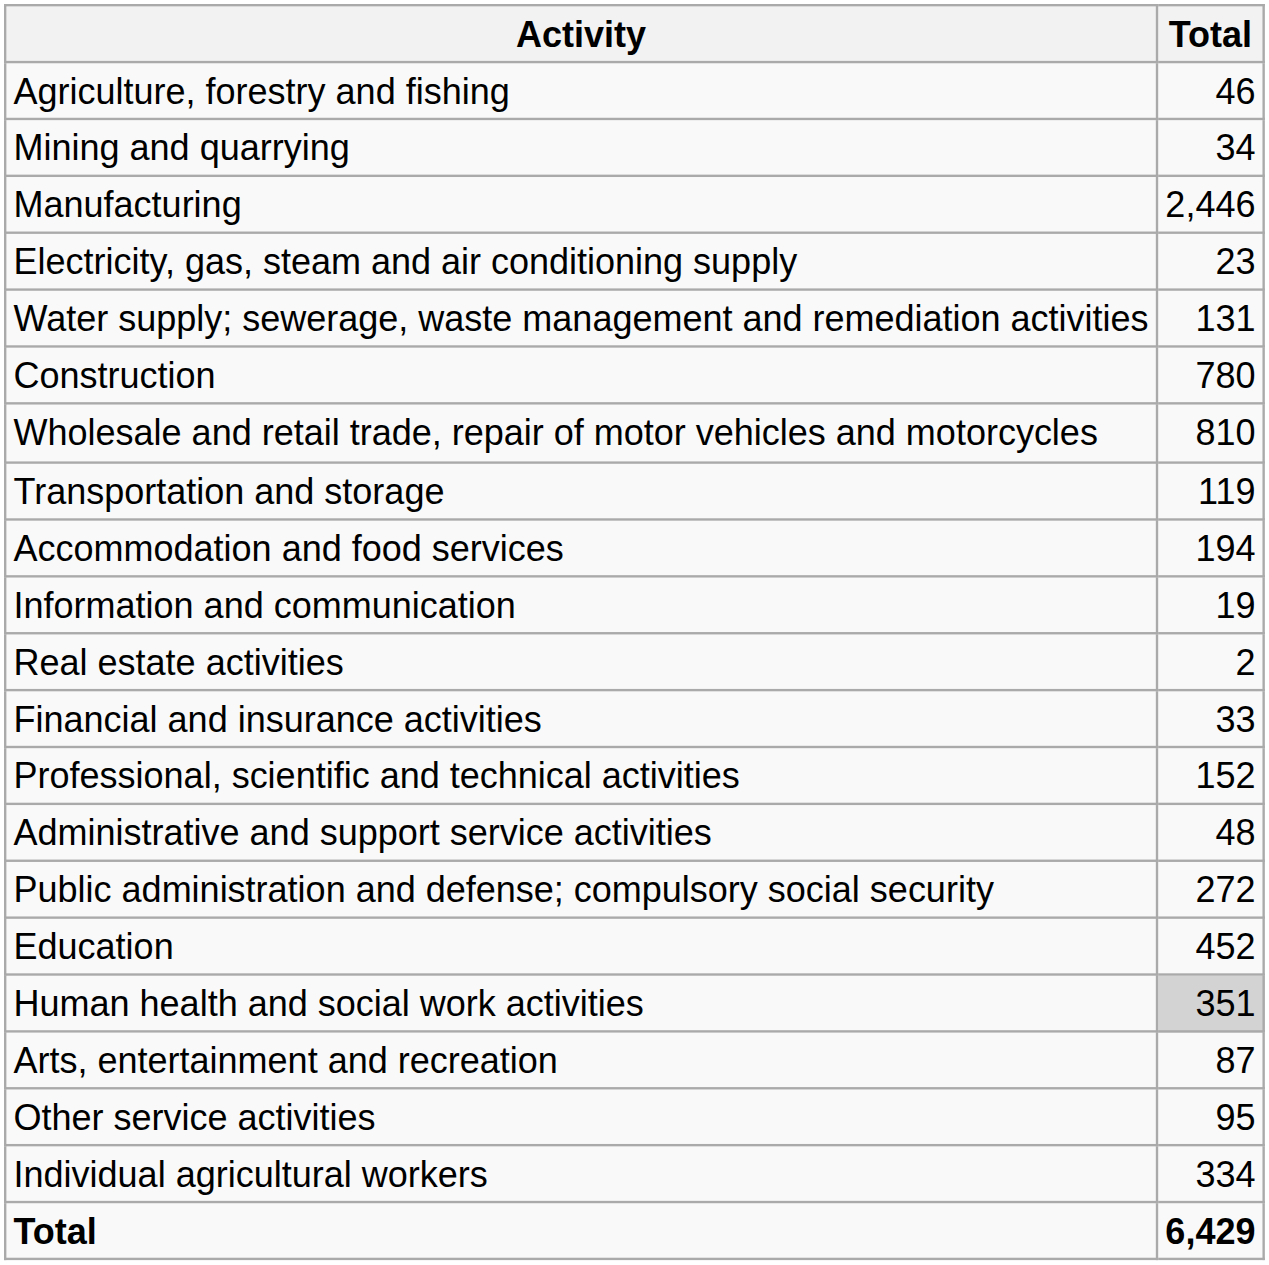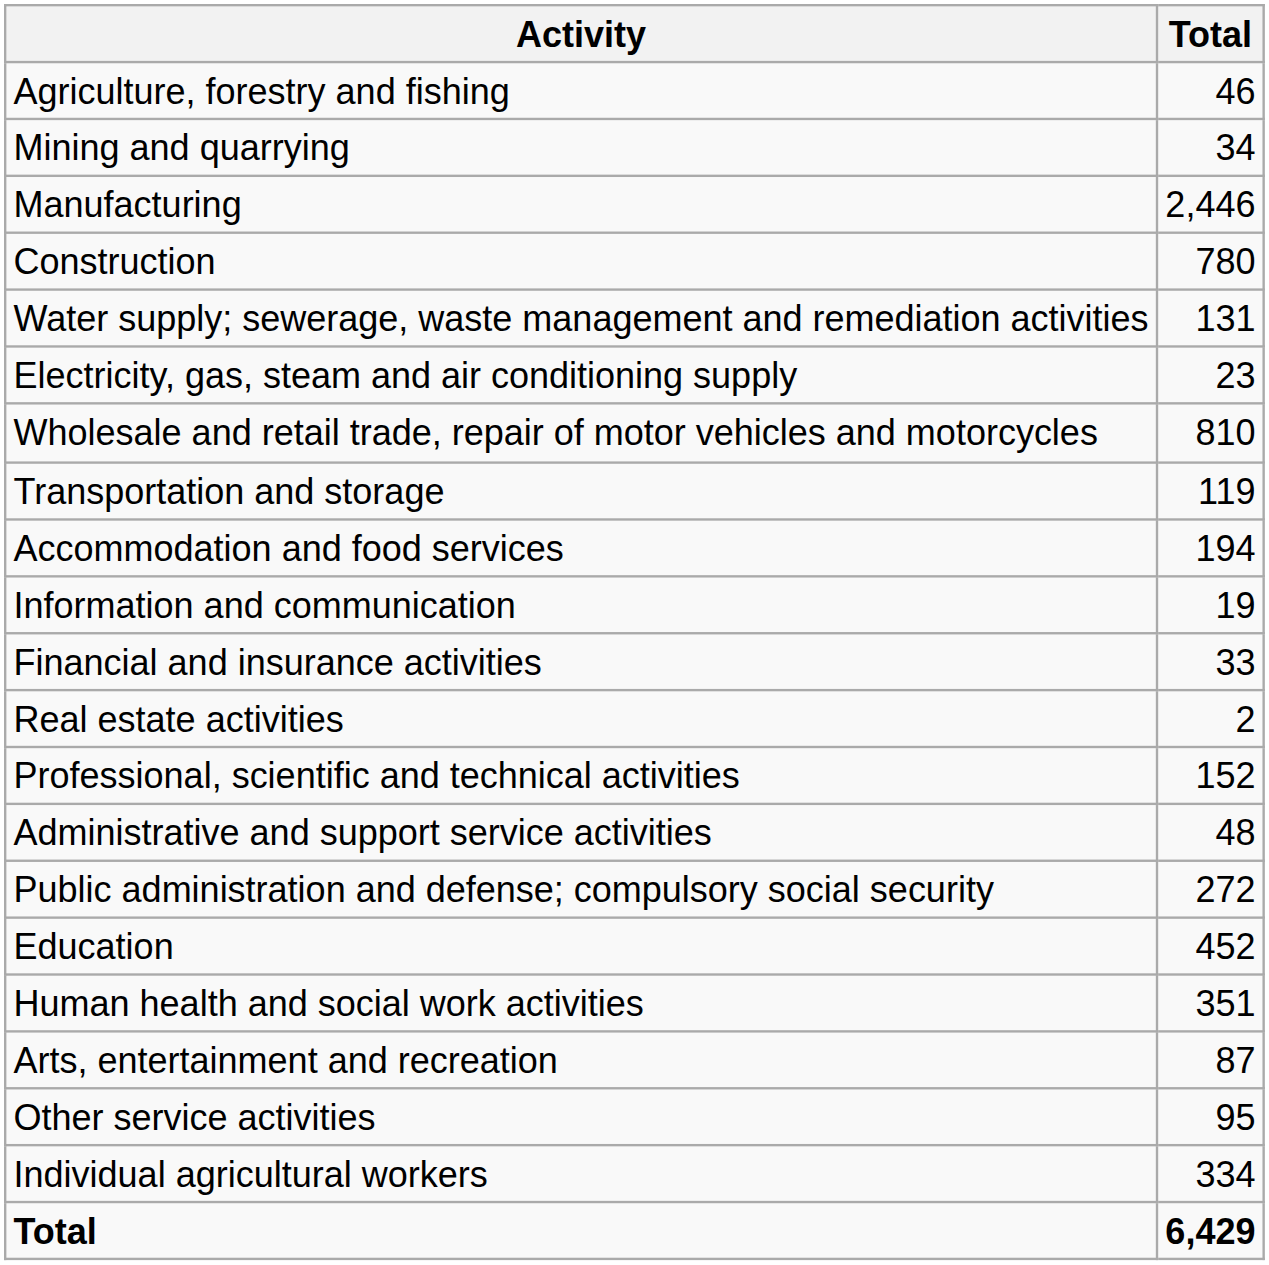rows swapped: (405, 262) <-> (115, 376)
rows swapped: (278, 718) <-> (179, 661)
(1225, 1003) lightgrey background -> (1225, 1003) no background
